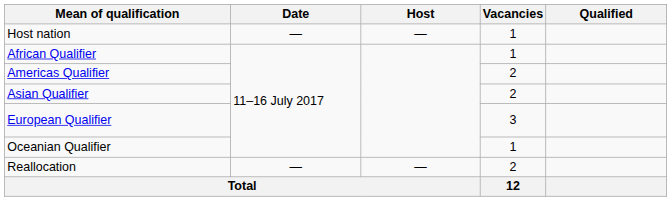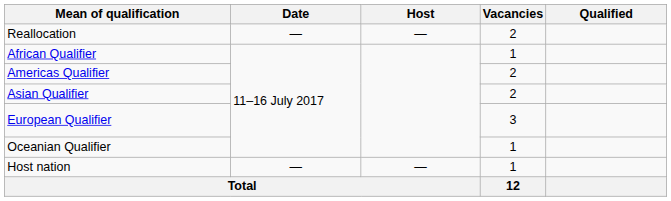rows swapped: (39, 34) <-> (42, 166)
